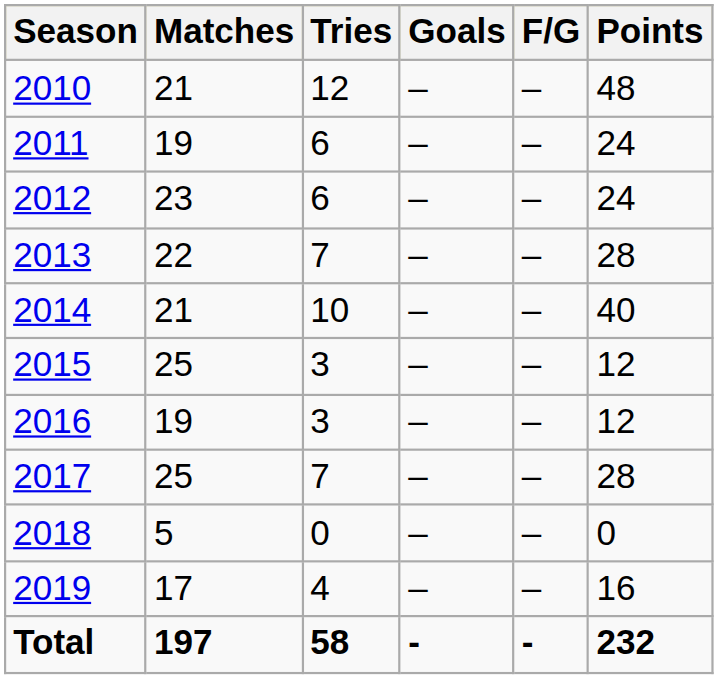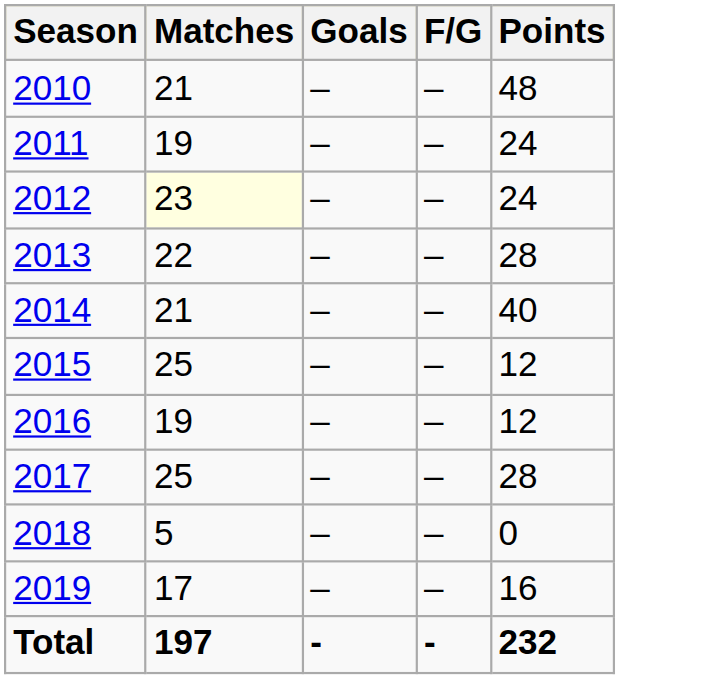- column: (351, 32)
(173, 198) no background -> (173, 198) lightyellow background
